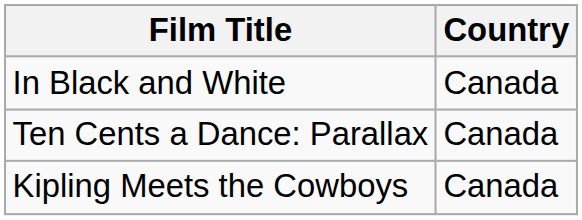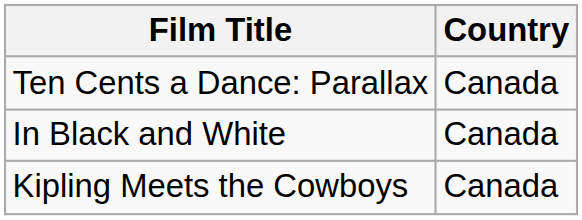rows swapped: (149, 82) <-> (220, 134)
